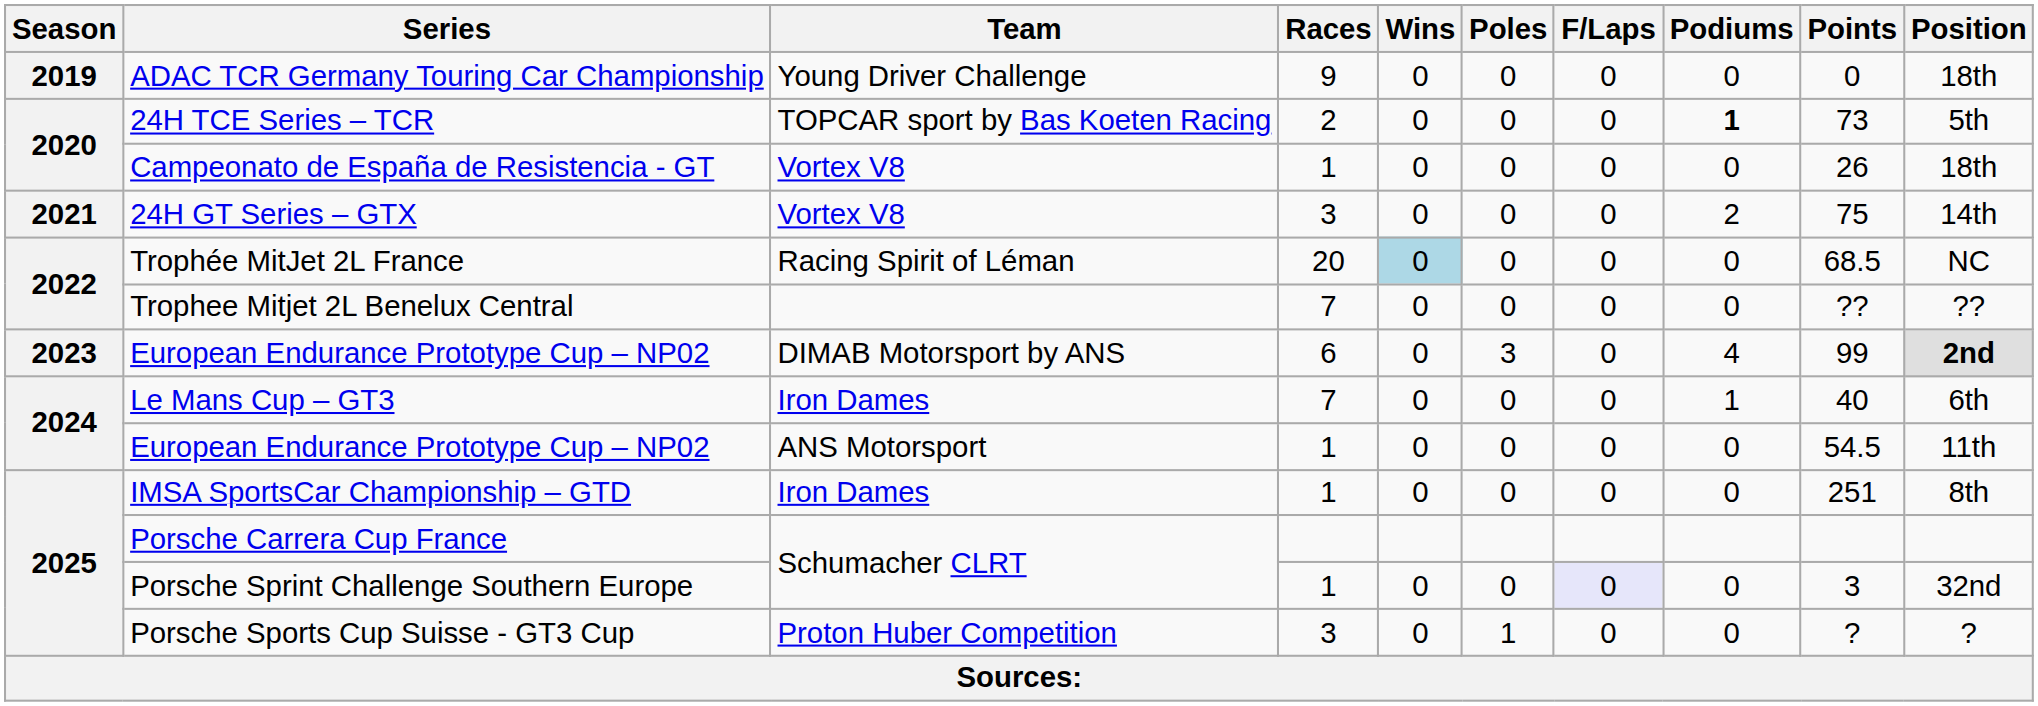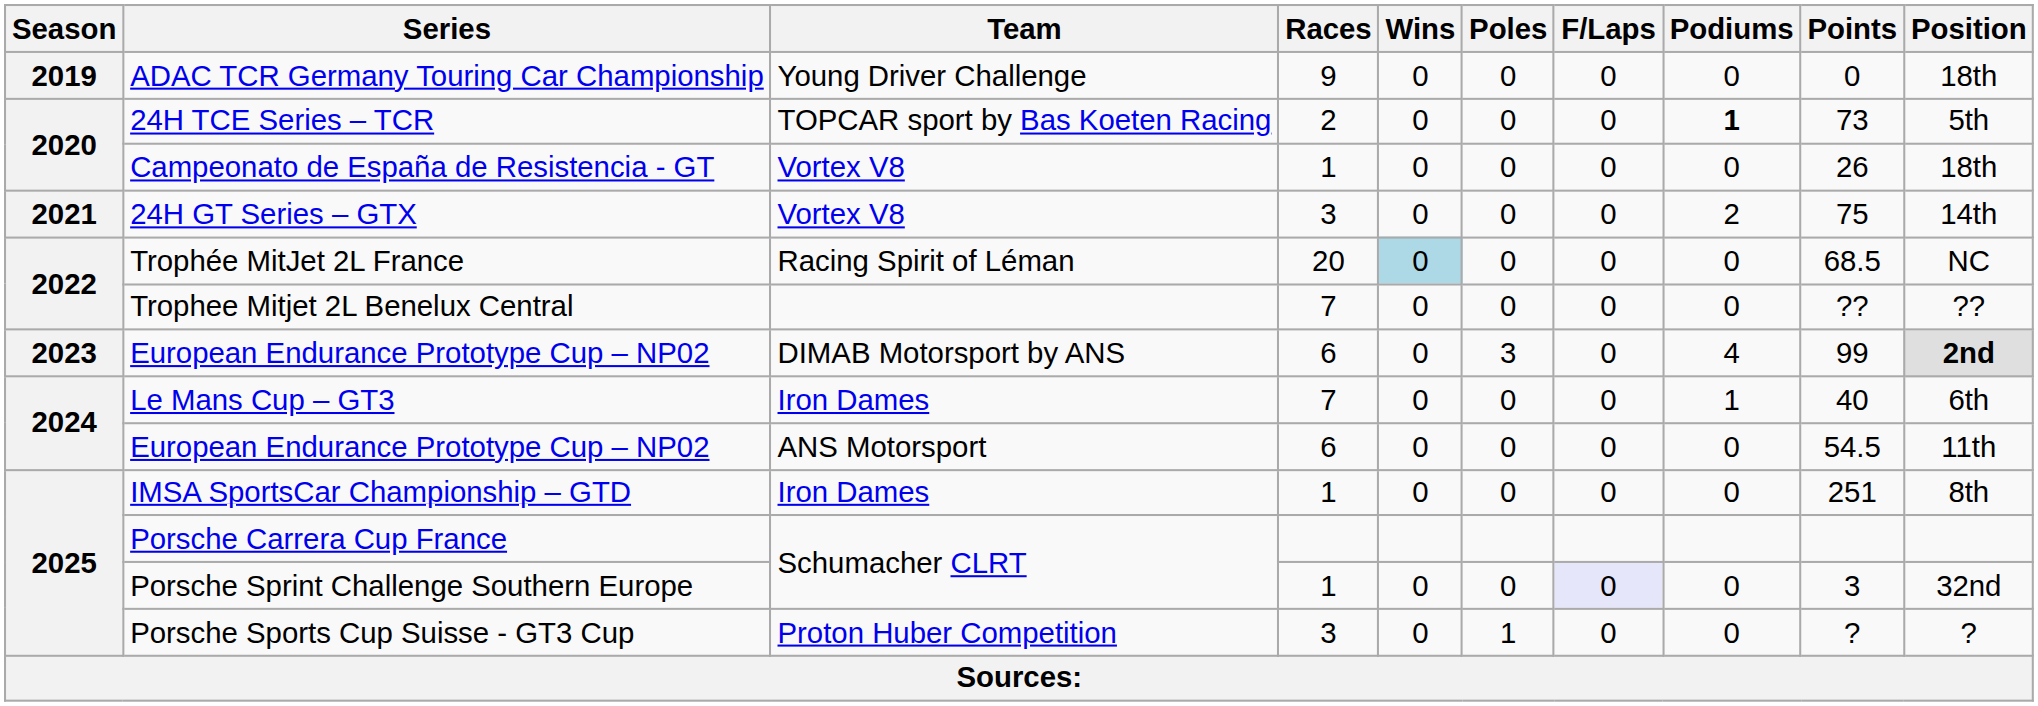(1328, 446) 1 -> (1328, 446) 6
